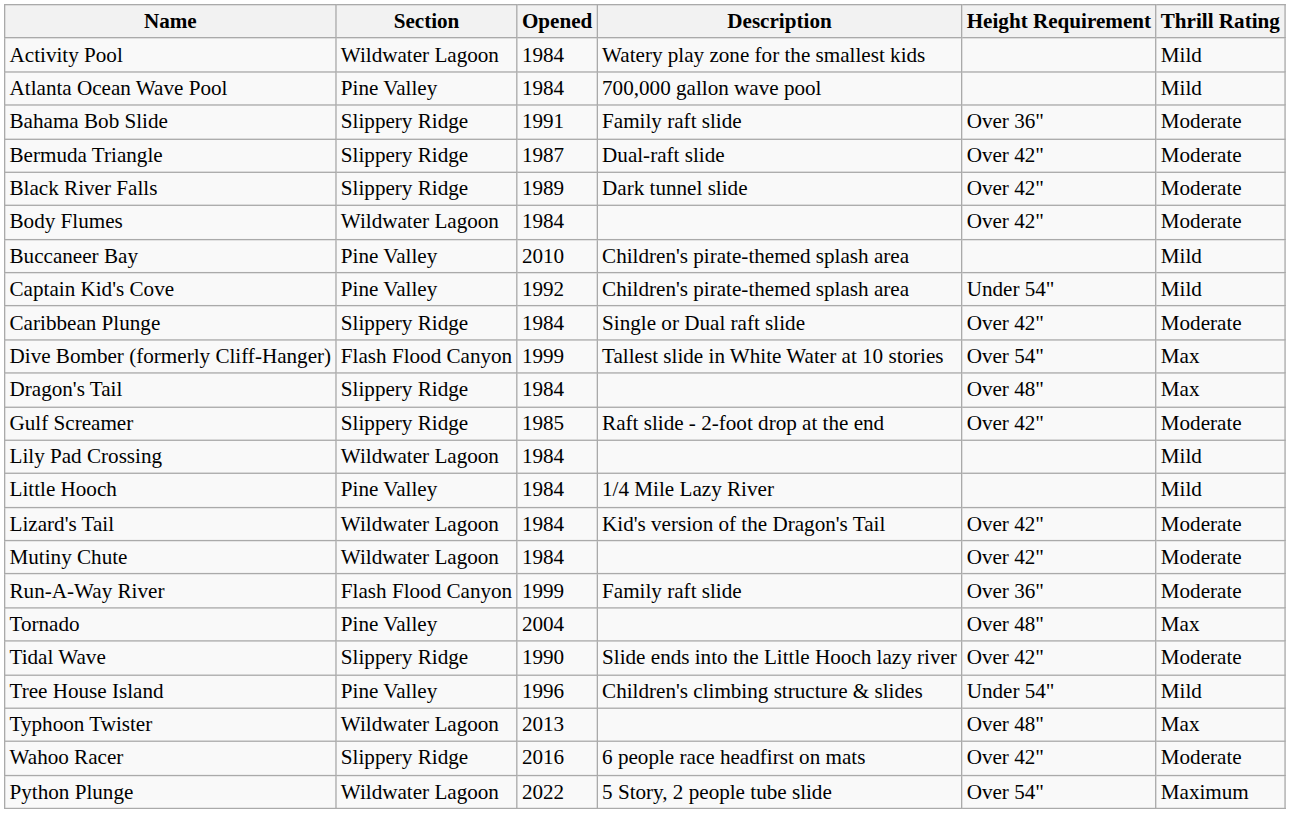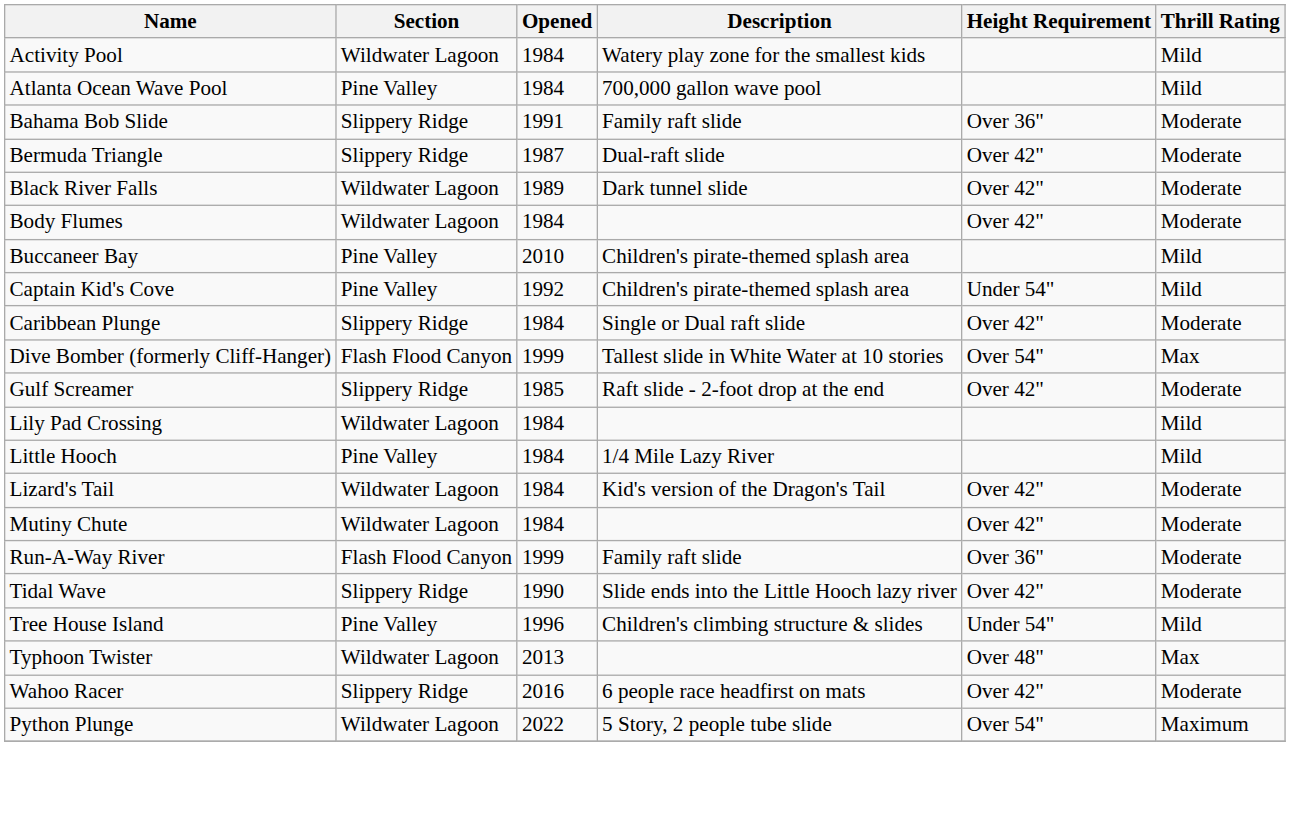(404, 188) Slippery Ridge -> (420, 188) Wildwater Lagoon
- row: (66, 389)
- row: (45, 624)
